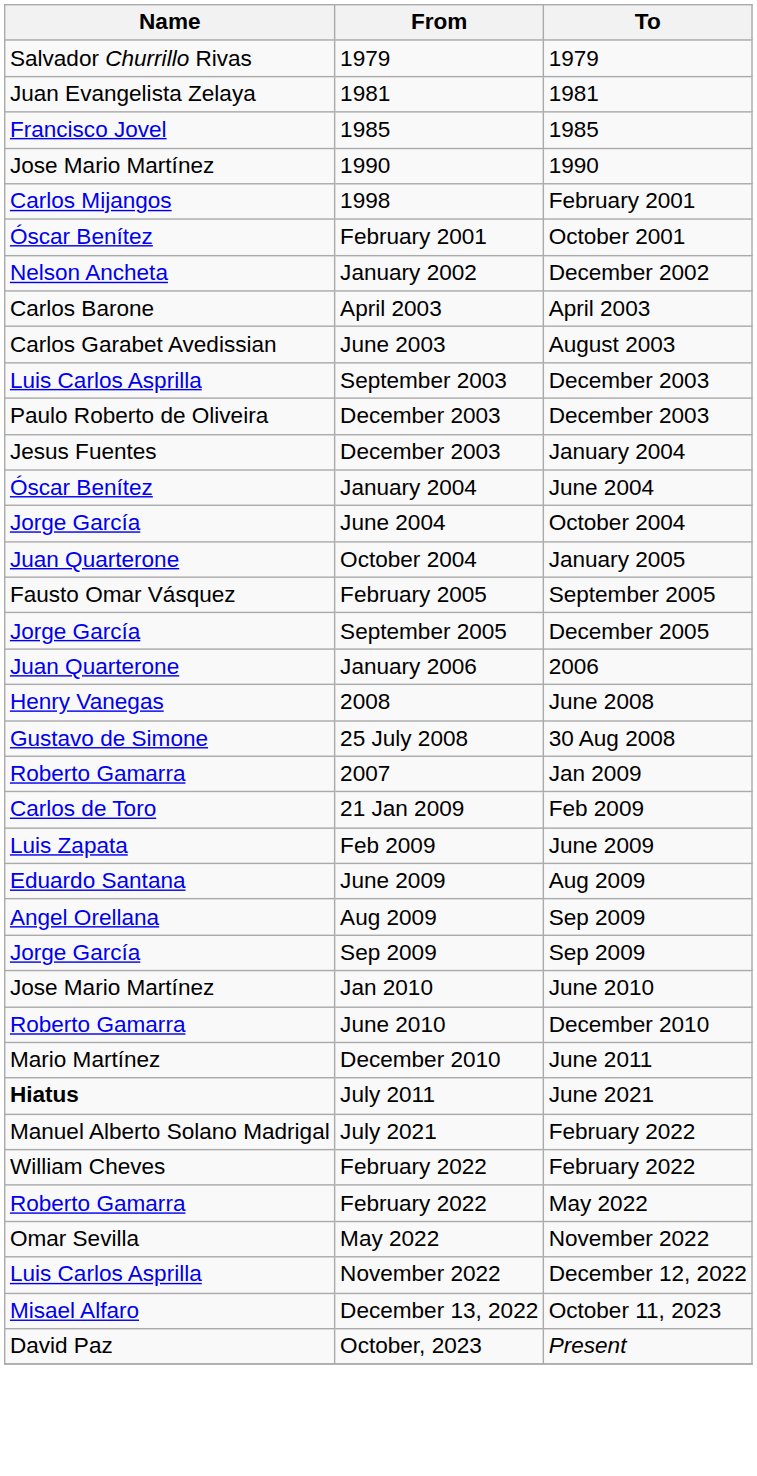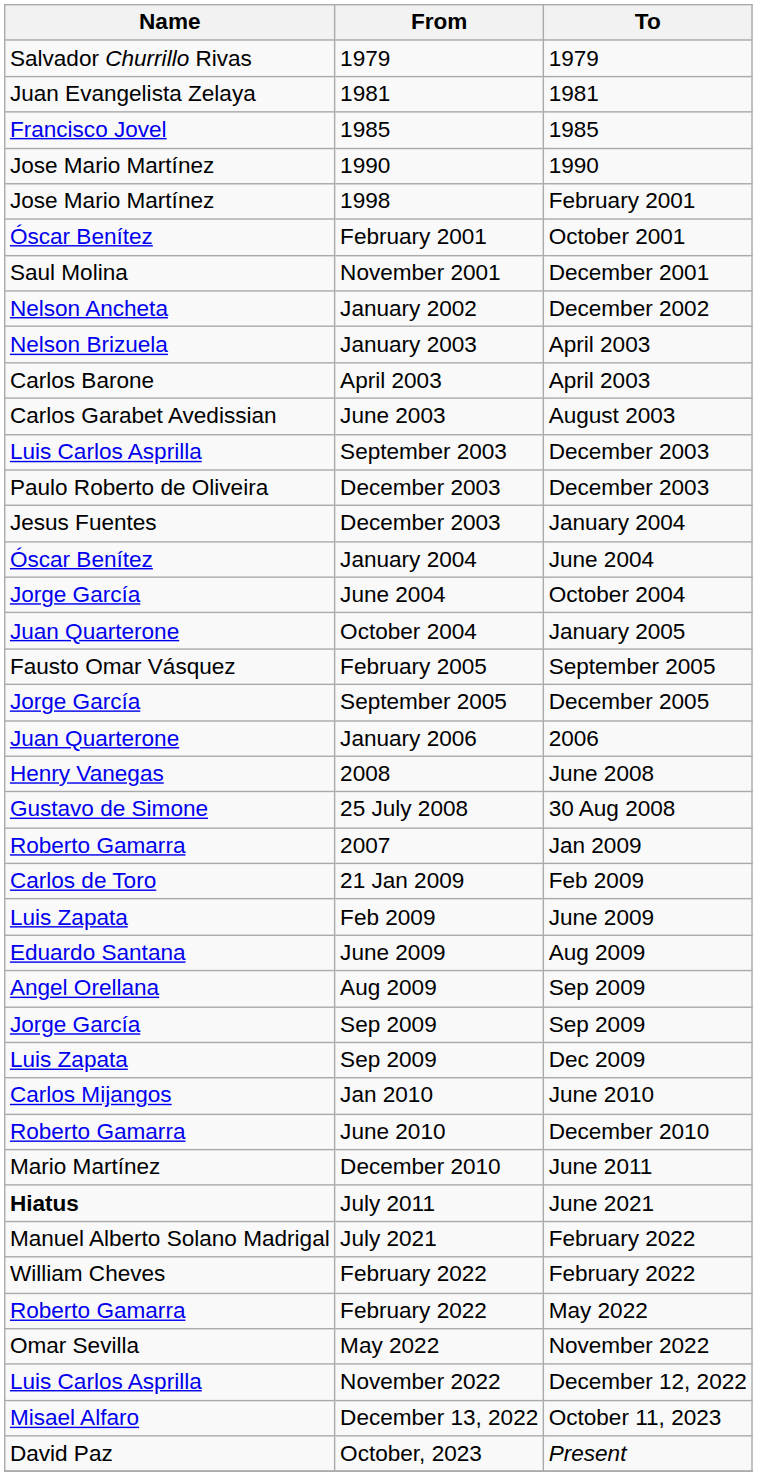(91, 201) Carlos Mijangos -> (112, 201) Jose Mario Martínez
+ row: (420, 272)
+ row: (408, 344)
+ row: (388, 1059)
(112, 988) Jose Mario Martínez -> (91, 1095) Carlos Mijangos
